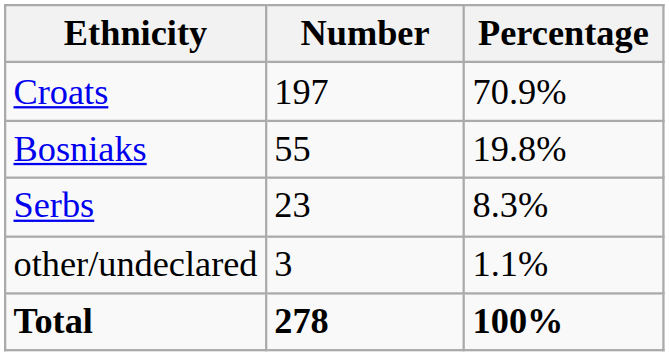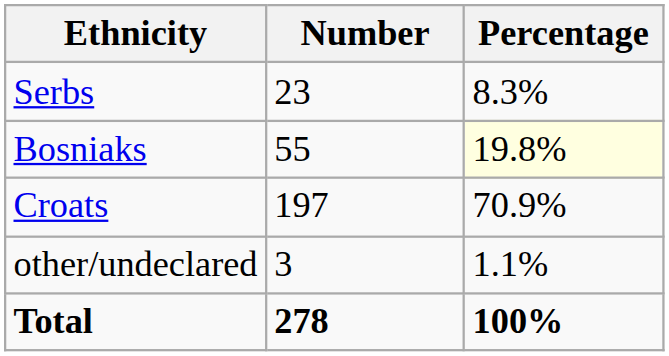rows swapped: (61, 90) <-> (54, 206)
(520, 148) no background -> (520, 148) lightyellow background
